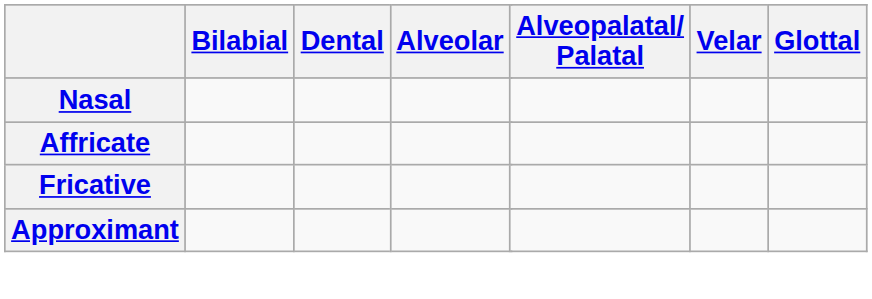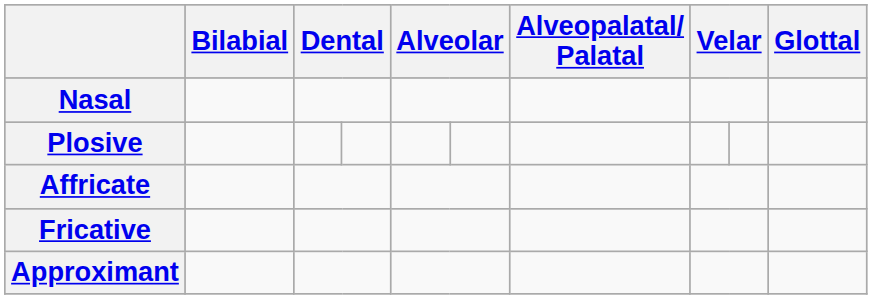+ row: (95, 142)
